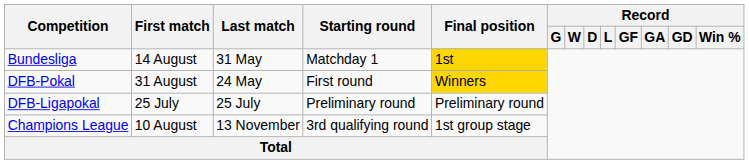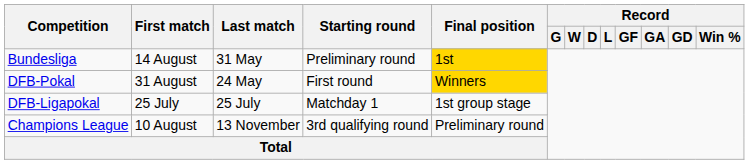(342, 59) Matchday 1 -> (361, 59) Preliminary round
(361, 103) Preliminary round -> (342, 103) Matchday 1
(489, 103) Preliminary round -> (483, 103) 1st group stage
(483, 125) 1st group stage -> (489, 125) Preliminary round
